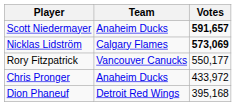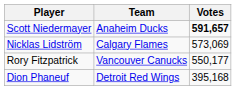(210, 45) bold -> (210, 45) normal
- row: (38, 77)
